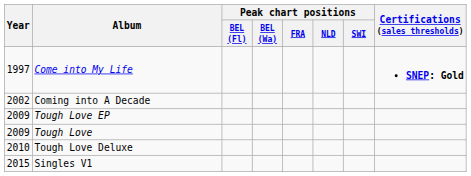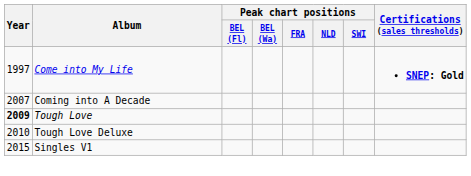(18, 101) 2002 -> (18, 101) 2007
- row: (72, 116)
(18, 132) normal -> (18, 116) bold
